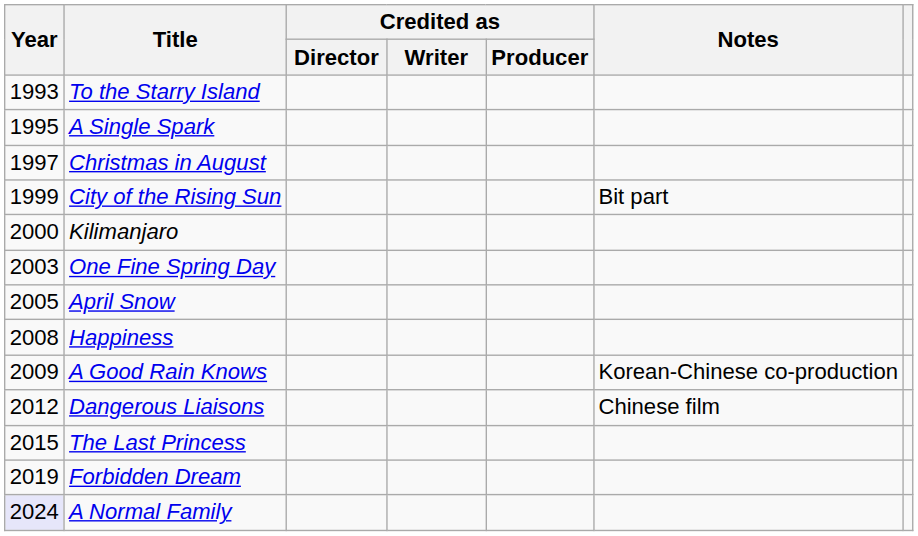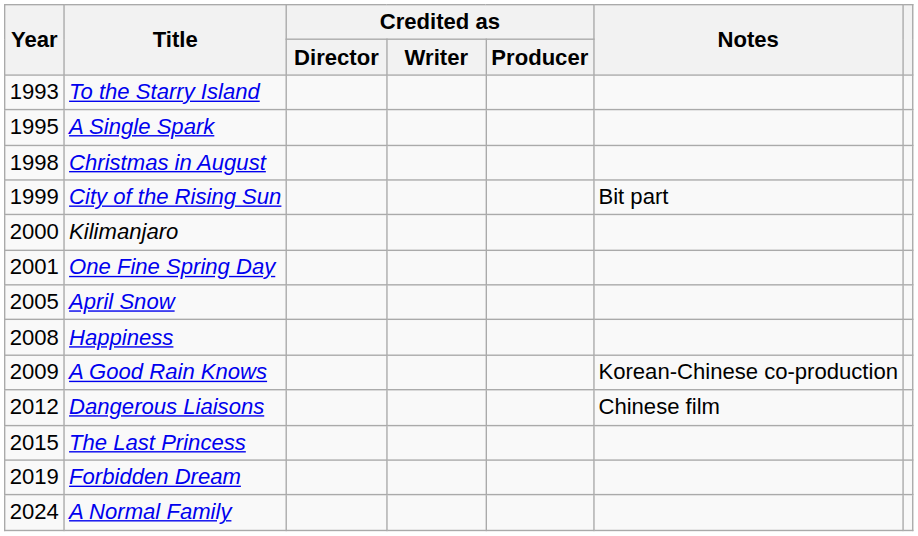(34, 162) 1997 -> (34, 162) 1998
(34, 267) 2003 -> (34, 267) 2001
(34, 512) lavender background -> (34, 512) no background
